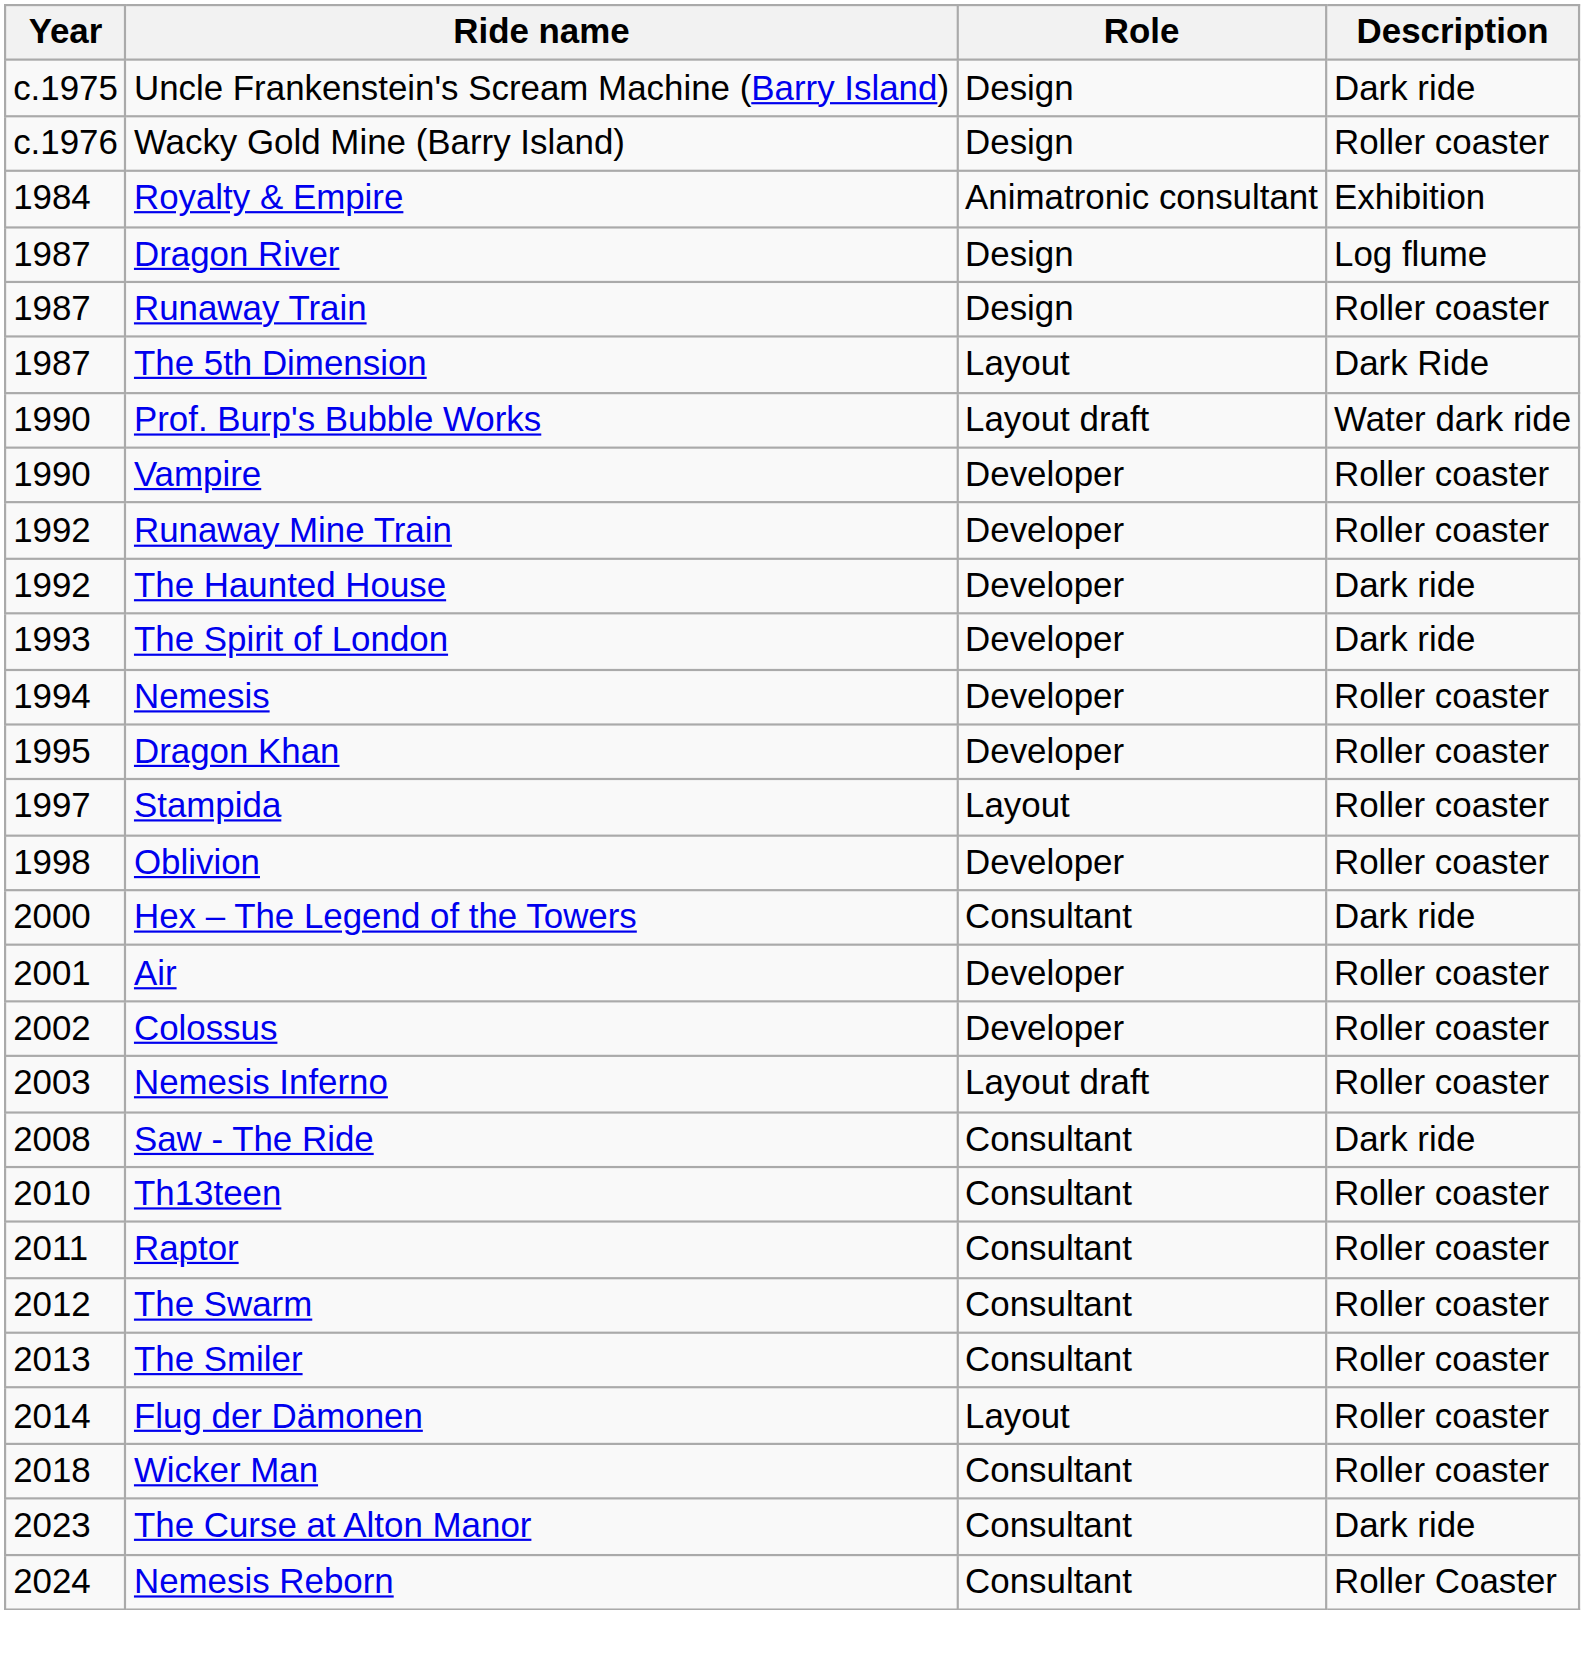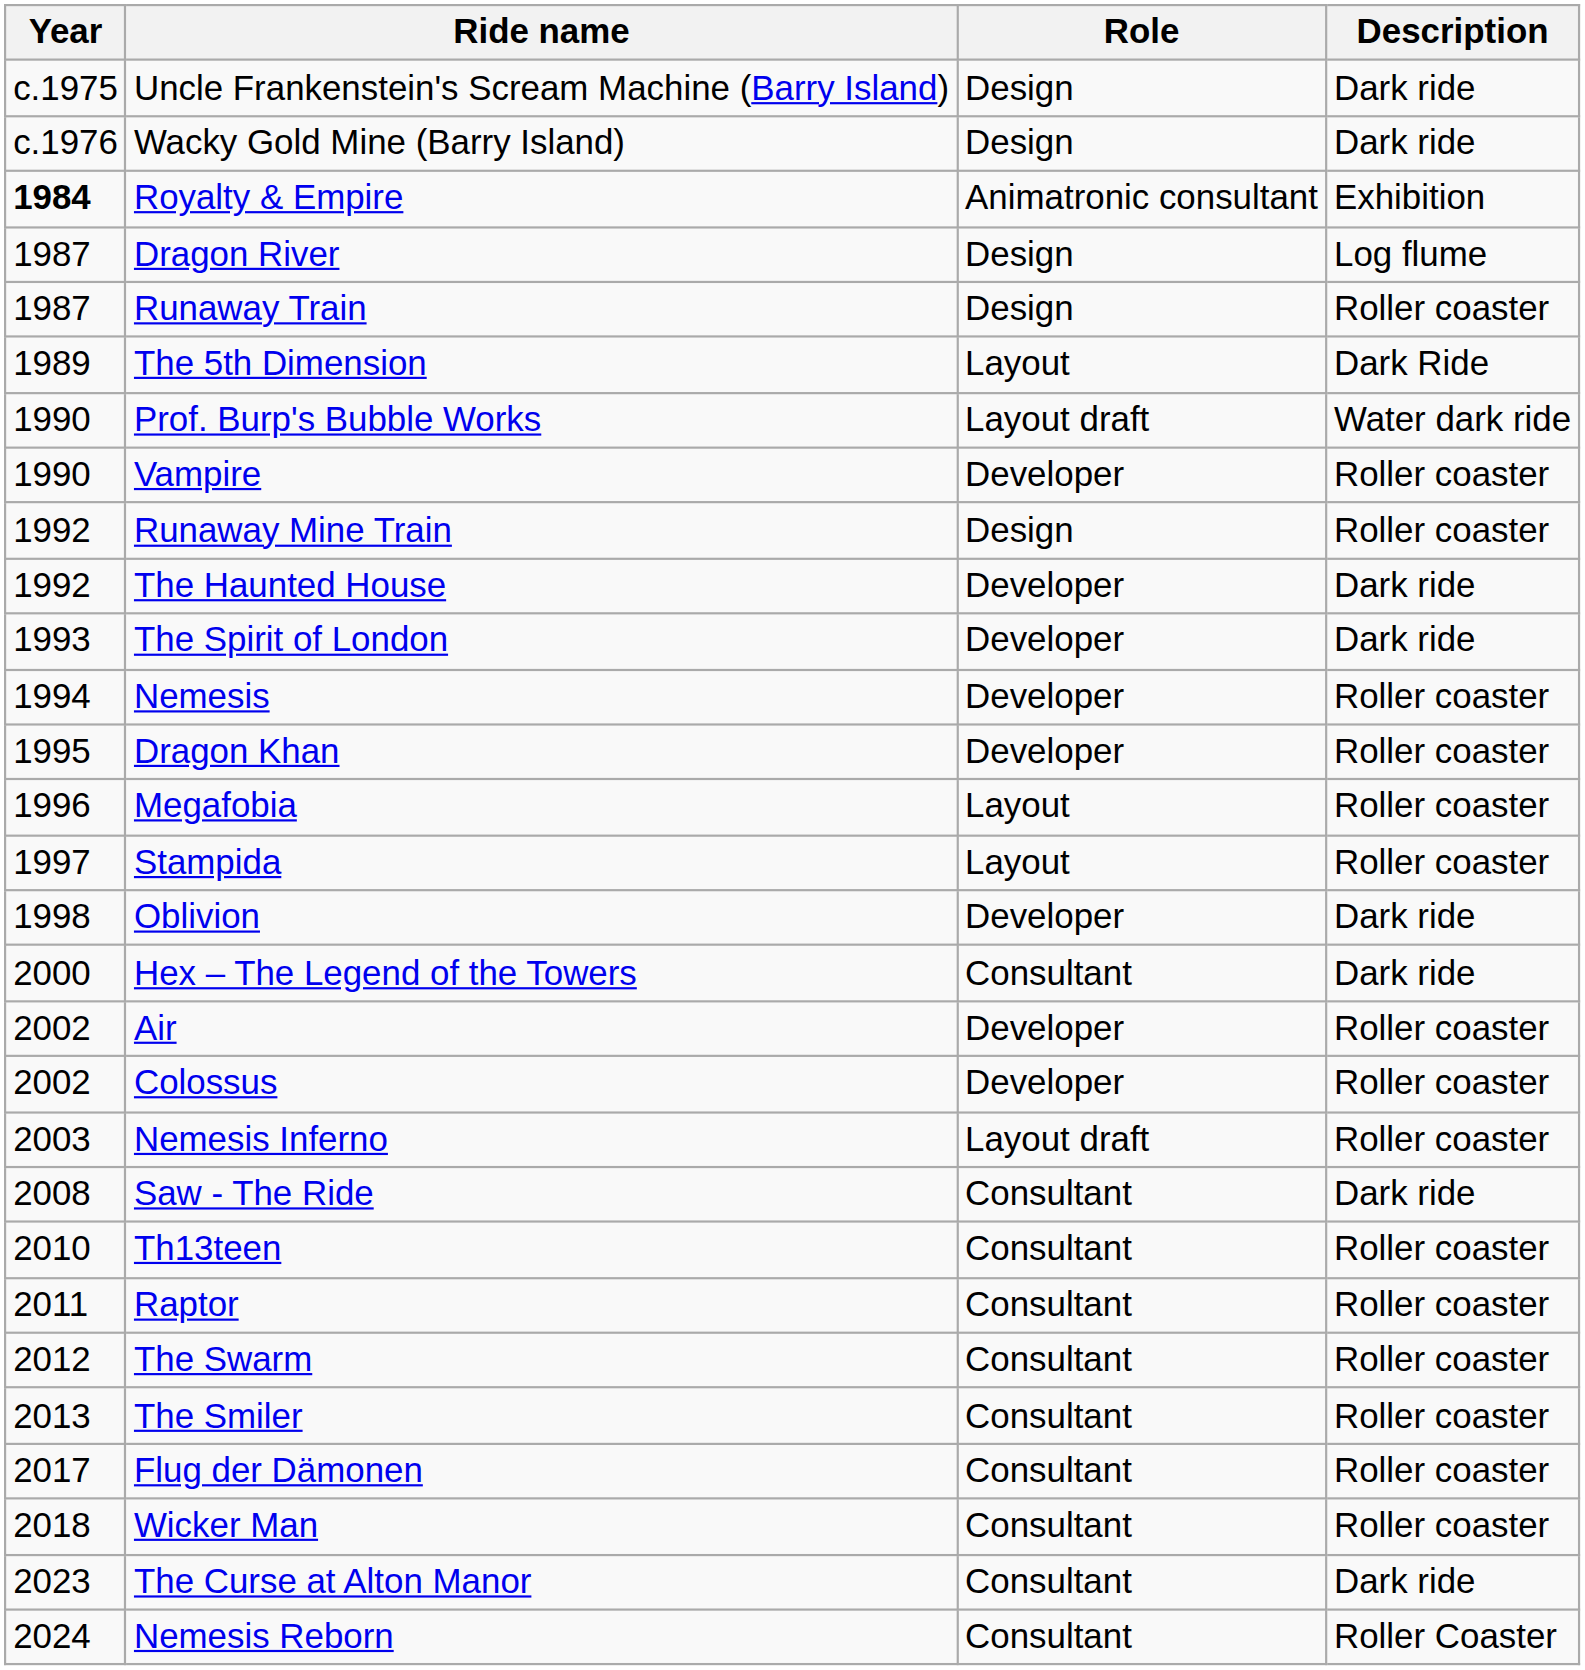(1442, 142) Roller coaster -> (1405, 142) Dark ride
(52, 198) normal -> (52, 198) bold
(52, 364) 1987 -> (52, 364) 1989
(1045, 530) Developer -> (1019, 530) Design
+ row: (215, 806)
(1442, 861) Roller coaster -> (1405, 917) Dark ride
(52, 972) 2001 -> (52, 1027) 2002
(52, 1415) 2014 -> (52, 1470) 2017
(1017, 1415) Layout -> (1048, 1470) Consultant
